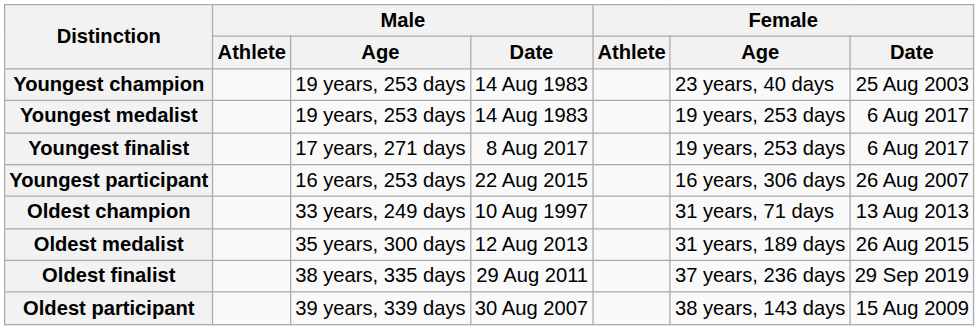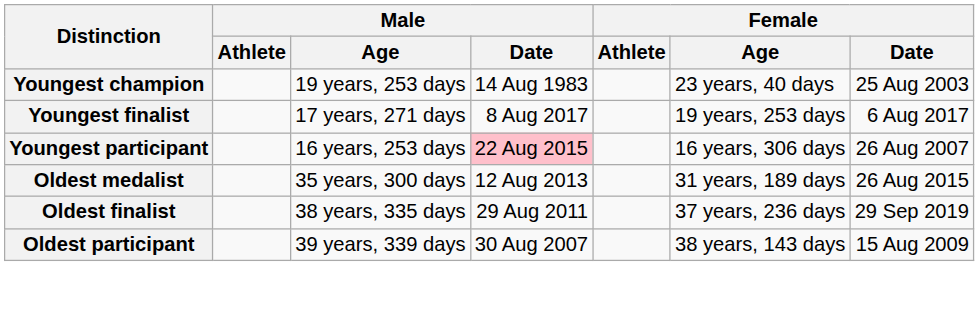- row: (109, 116)
(531, 180) no background -> (531, 148) pink background
- row: (109, 212)
